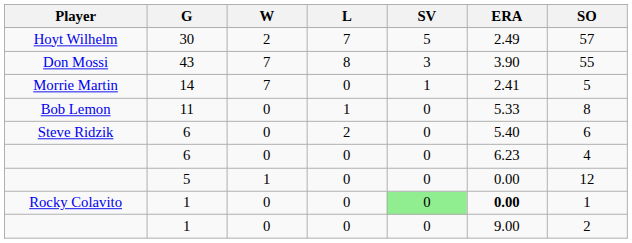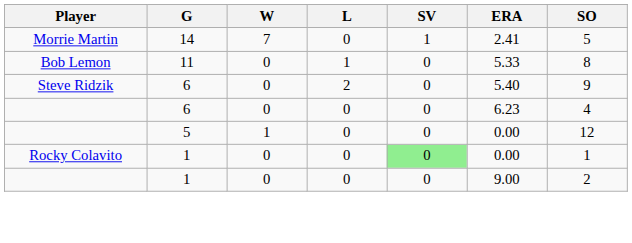- row: (76, 39)
- row: (76, 62)
(587, 132) 6 -> (587, 86) 9
(507, 202) bold -> (507, 156) normal
